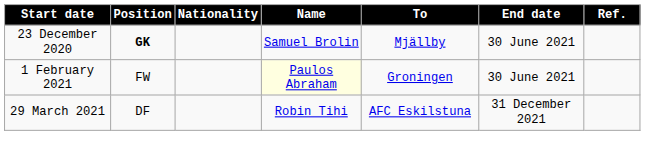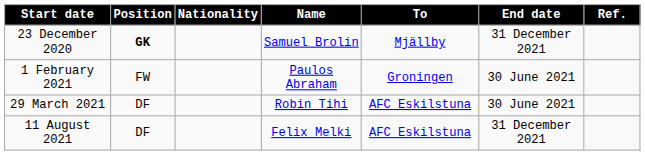(531, 42) 30 June 2021 -> (531, 42) 31 December 2021
(311, 77) lightyellow background -> (311, 77) no background
(531, 112) 31 December 2021 -> (531, 105) 30 June 2021
+ row: (58, 133)
